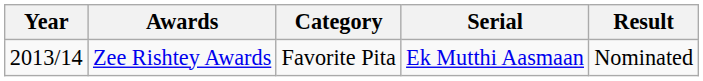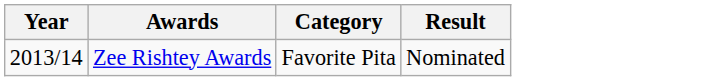- column: (495, 22)
